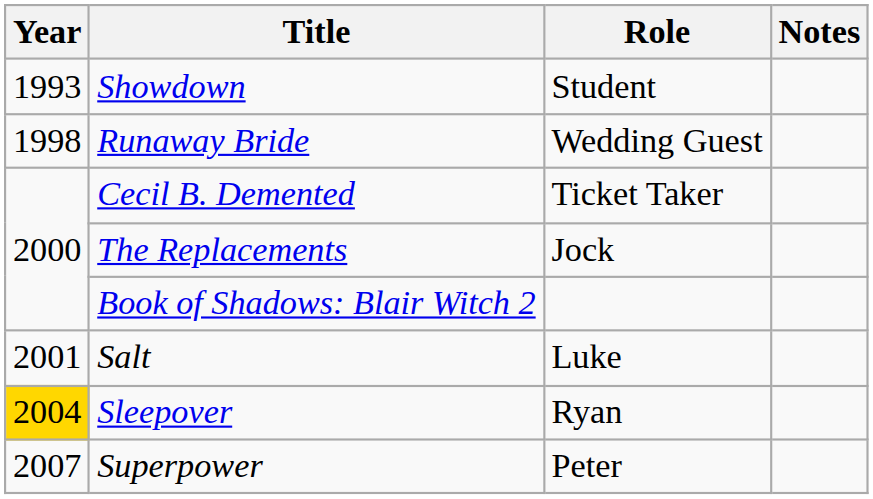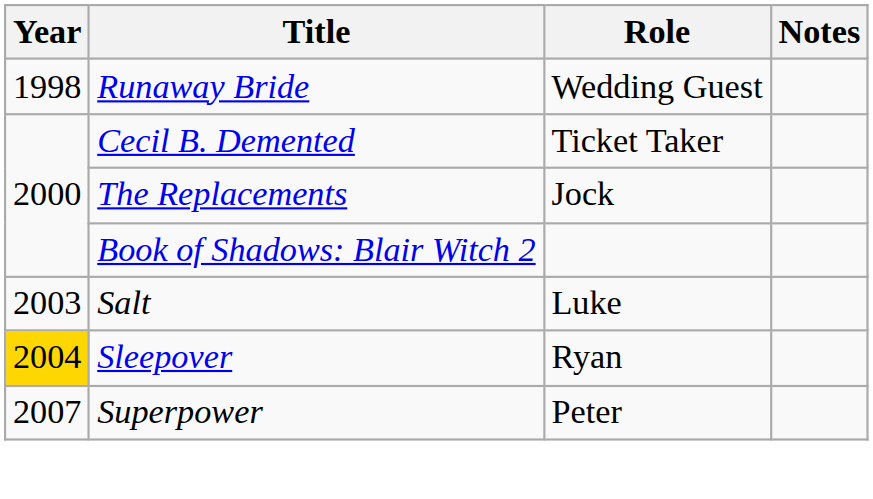- row: (171, 85)
(47, 357) 2001 -> (47, 303) 2003
